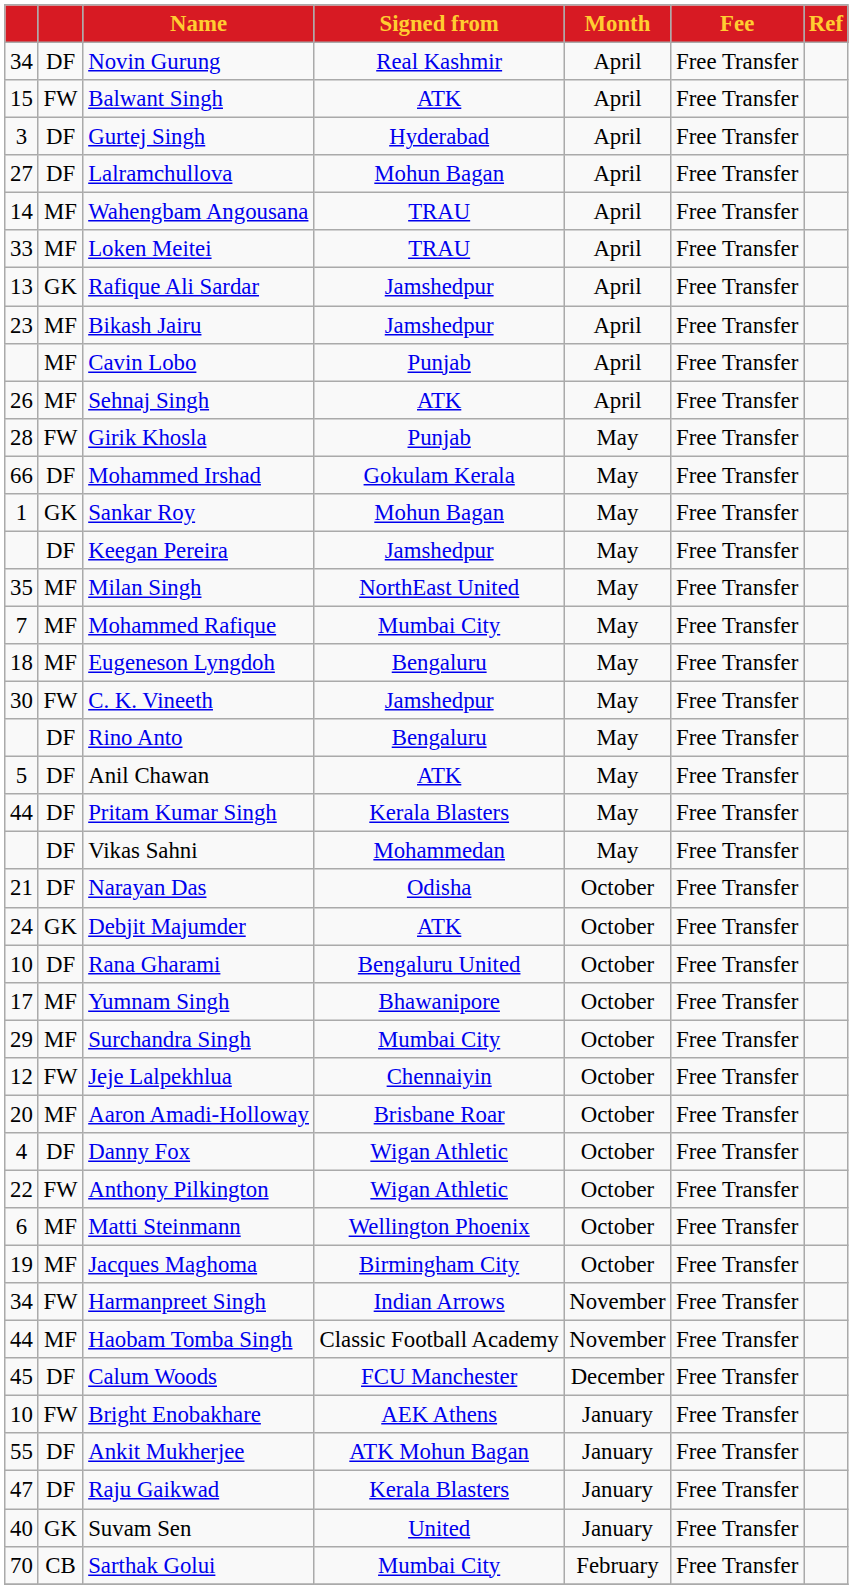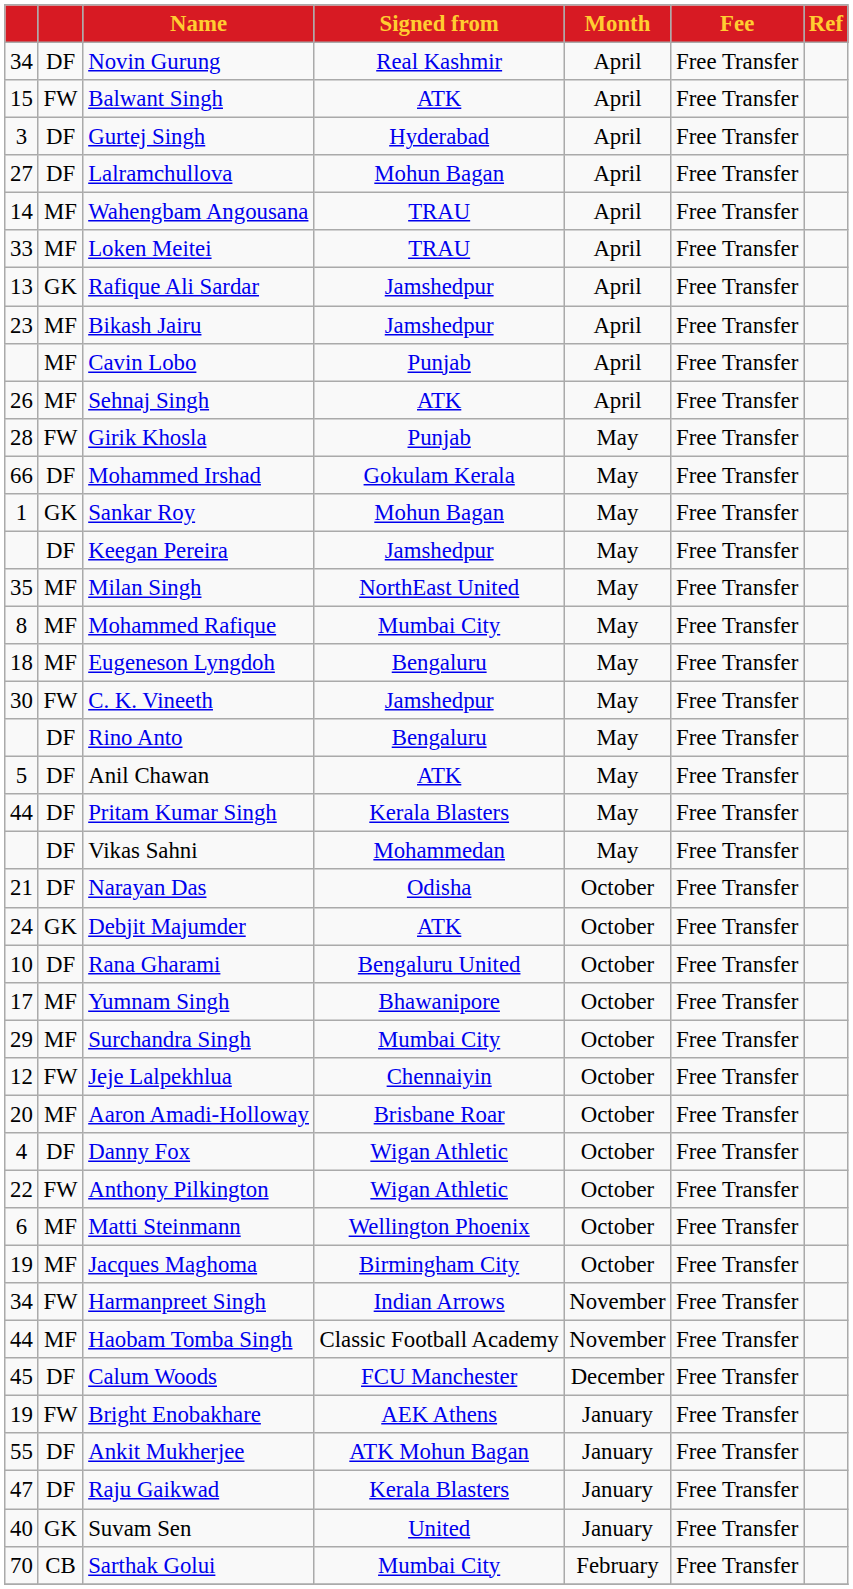(21, 624) 7 -> (21, 624) 8
(21, 1414) 10 -> (21, 1414) 19
